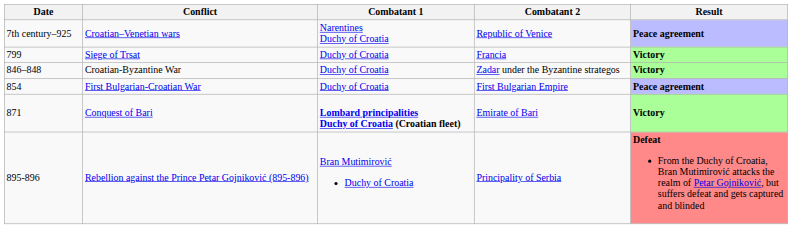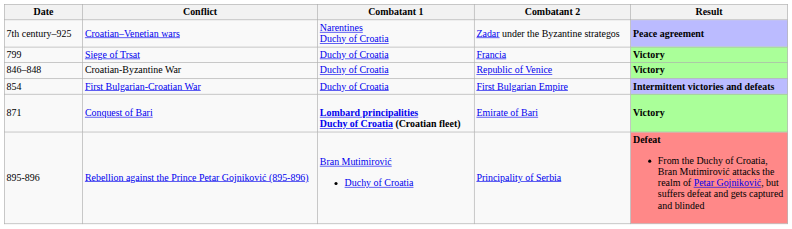(514, 33) Republic of Venice -> (548, 33) Zadar under the Byzantine strategos
(548, 70) Zadar under the Byzantine strategos -> (514, 70) Republic of Venice
(669, 86) Peace agreement -> (704, 86) Intermittent victories and defeats
